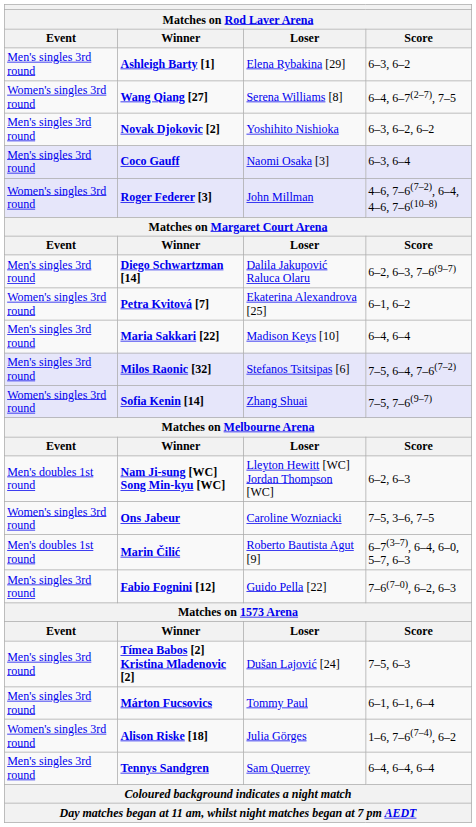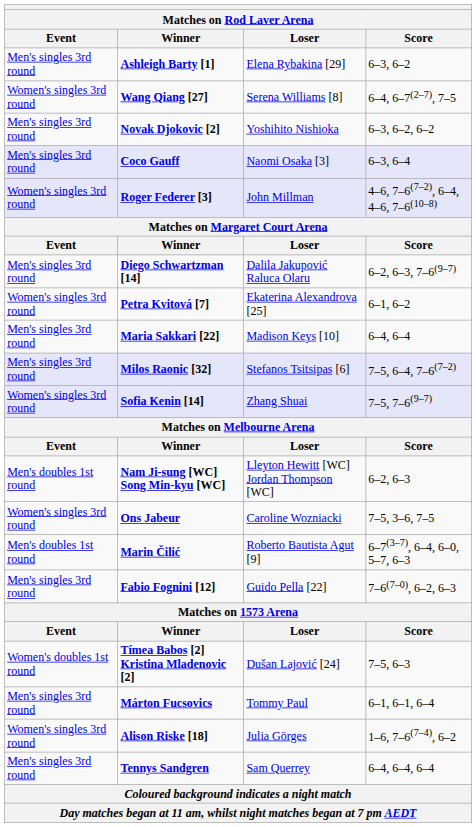(49, 663) Men's singles 3rd round -> (58, 663) Women's doubles 1st round
